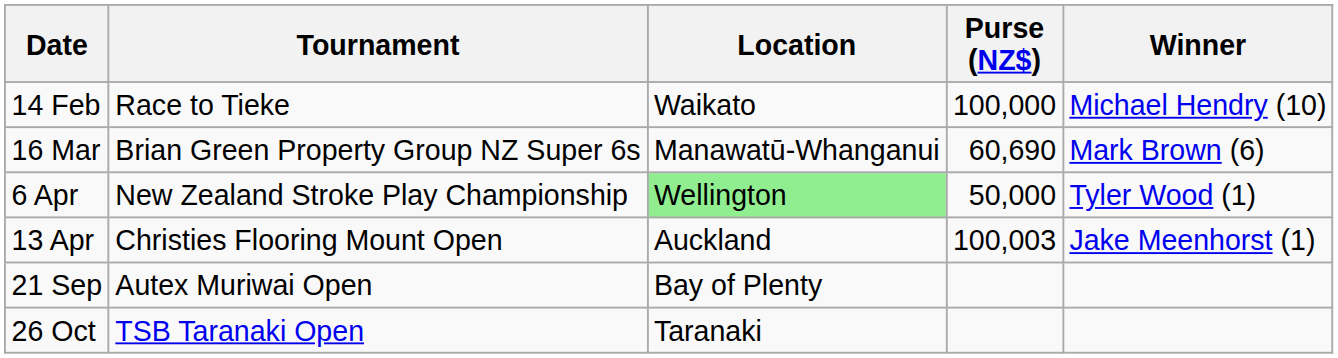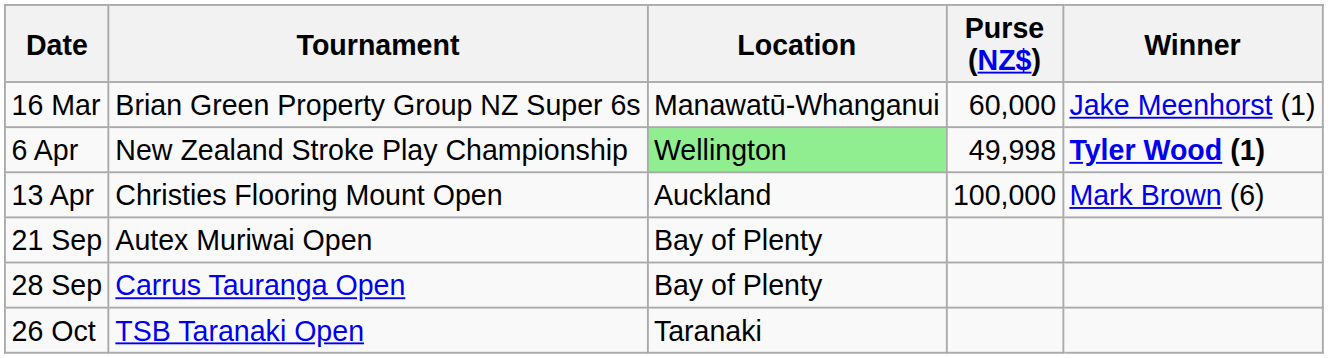- row: (56, 105)
(1012, 150) 60,690 -> (1012, 105) 60,000
(1167, 150) Mark Brown (6) -> (1192, 105) Jake Meenhorst (1)
(1012, 195) 50,000 -> (1012, 150) 49,998
(1163, 195) normal -> (1167, 150) bold
(1005, 241) 100,003 -> (1005, 195) 100,000
(1192, 241) Jake Meenhorst (1) -> (1167, 195) Mark Brown (6)
+ row: (57, 286)
